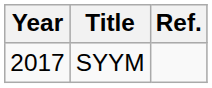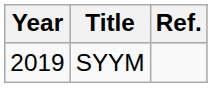(37, 62) 2017 -> (37, 62) 2019
